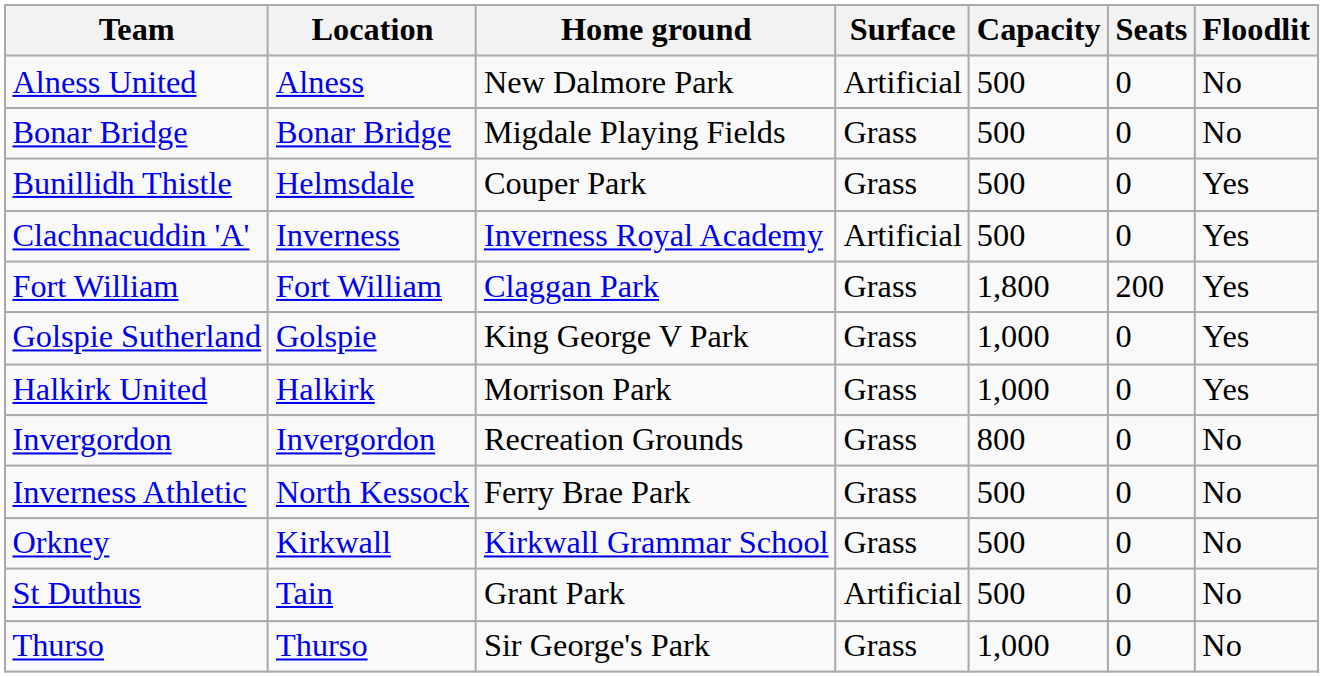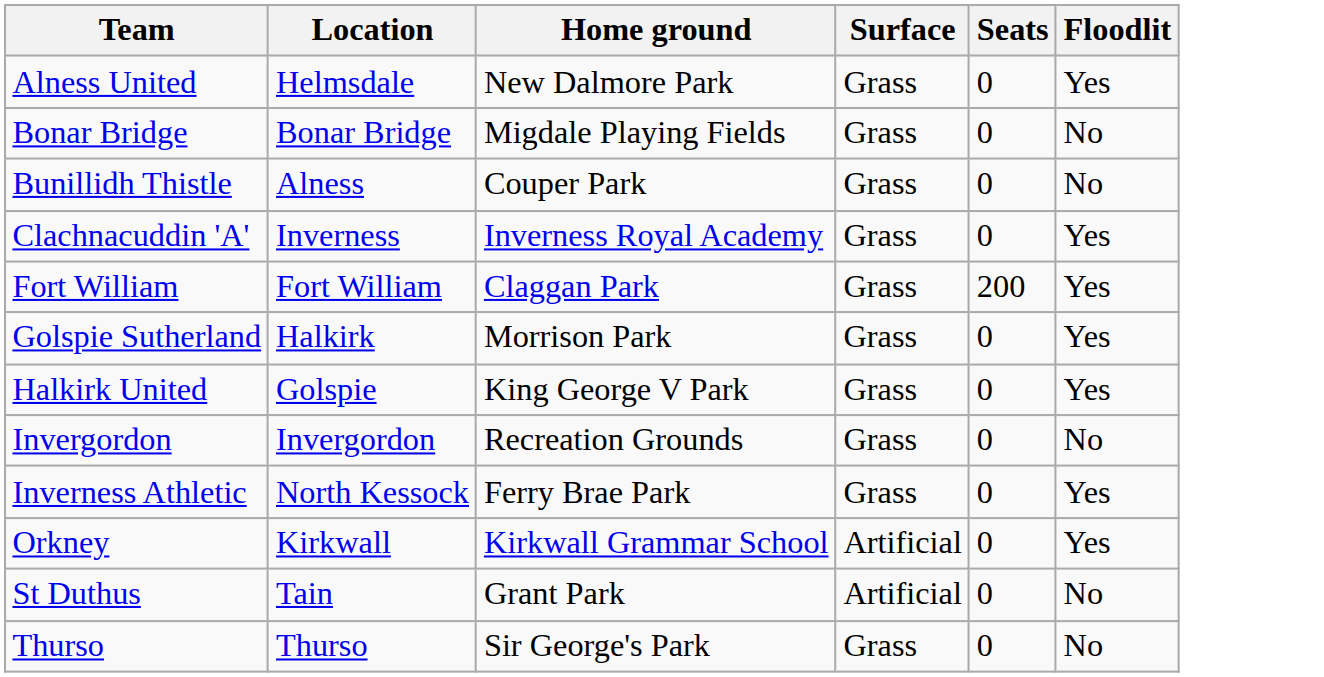- column: (1039, 30)
(320, 81) Alness -> (345, 81) Helmsdale
(903, 81) Artificial -> (880, 81) Grass
(1222, 81) No -> (1087, 81) Yes
(345, 183) Helmsdale -> (320, 183) Alness
(1226, 183) Yes -> (1083, 183) No
(903, 235) Artificial -> (880, 235) Grass
(326, 337) Golspie -> (325, 337) Halkirk
(616, 337) King George V Park -> (578, 337) Morrison Park
(325, 388) Halkirk -> (326, 388) Golspie
(578, 388) Morrison Park -> (616, 388) King George V Park
(1222, 491) No -> (1087, 491) Yes
(880, 542) Grass -> (903, 542) Artificial
(1222, 542) No -> (1087, 542) Yes
